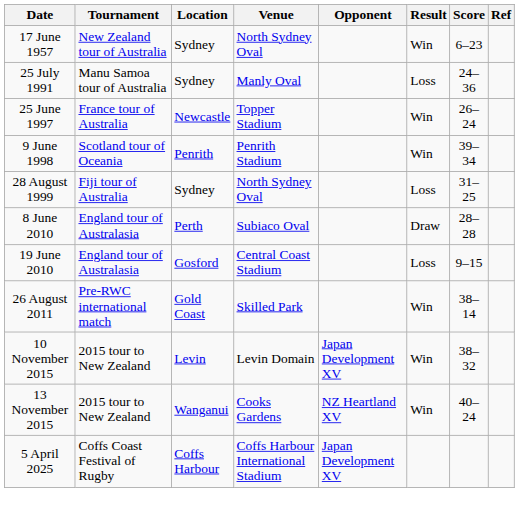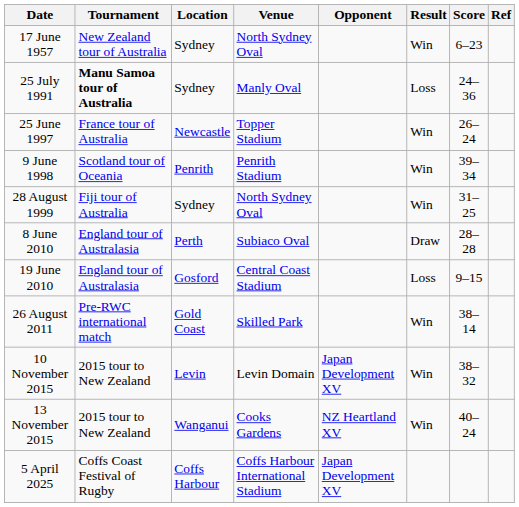(123, 80) normal -> (117, 88) bold
(423, 189) Loss -> (422, 204) Win
